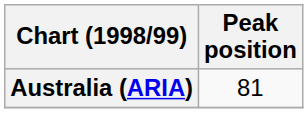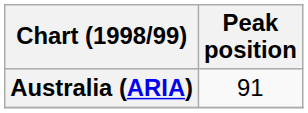(250, 88) 81 -> (250, 88) 91
